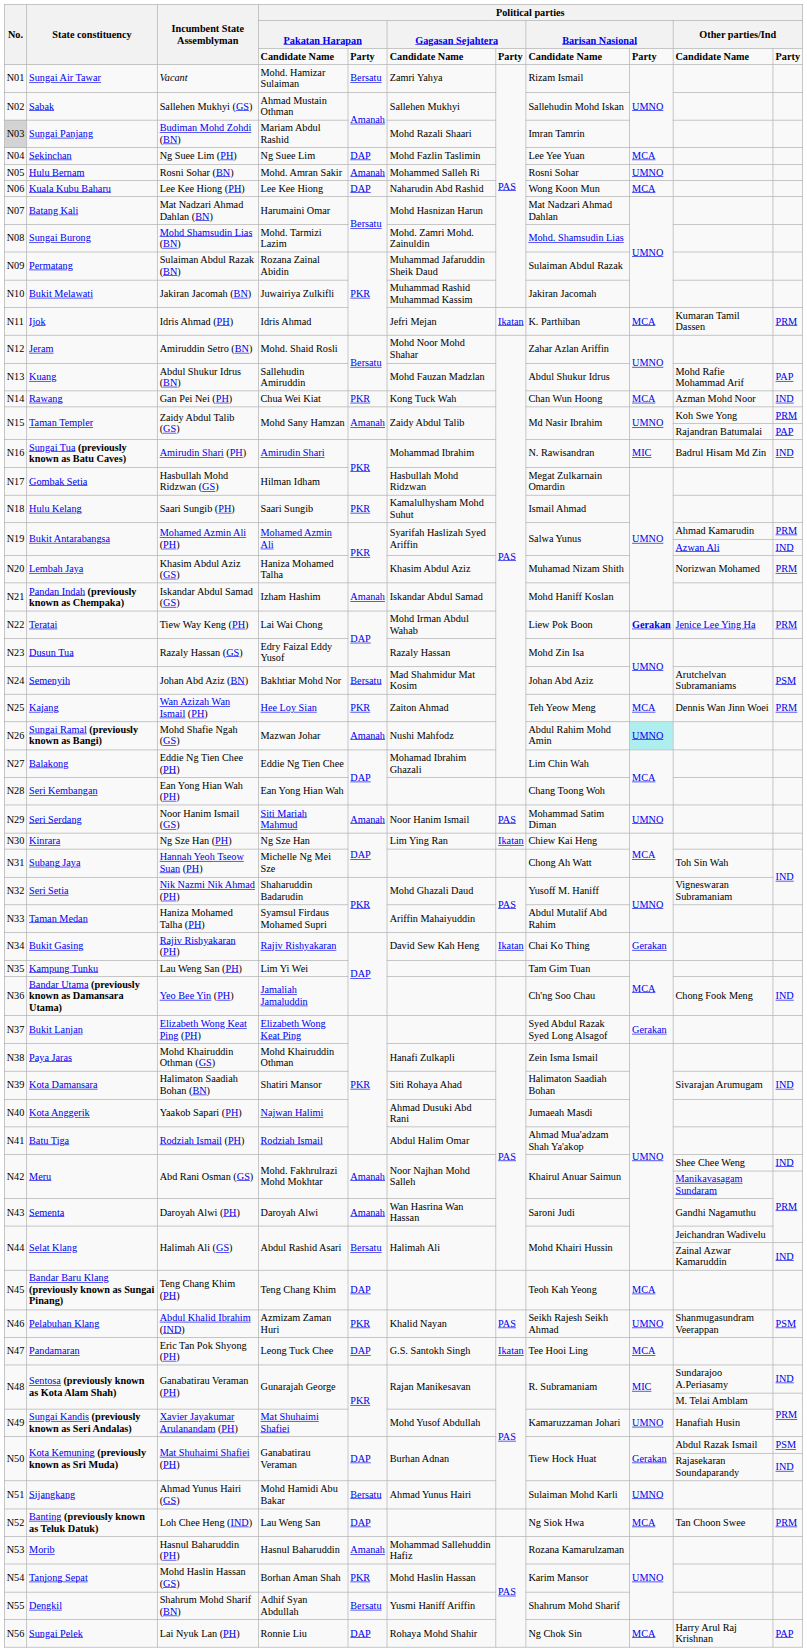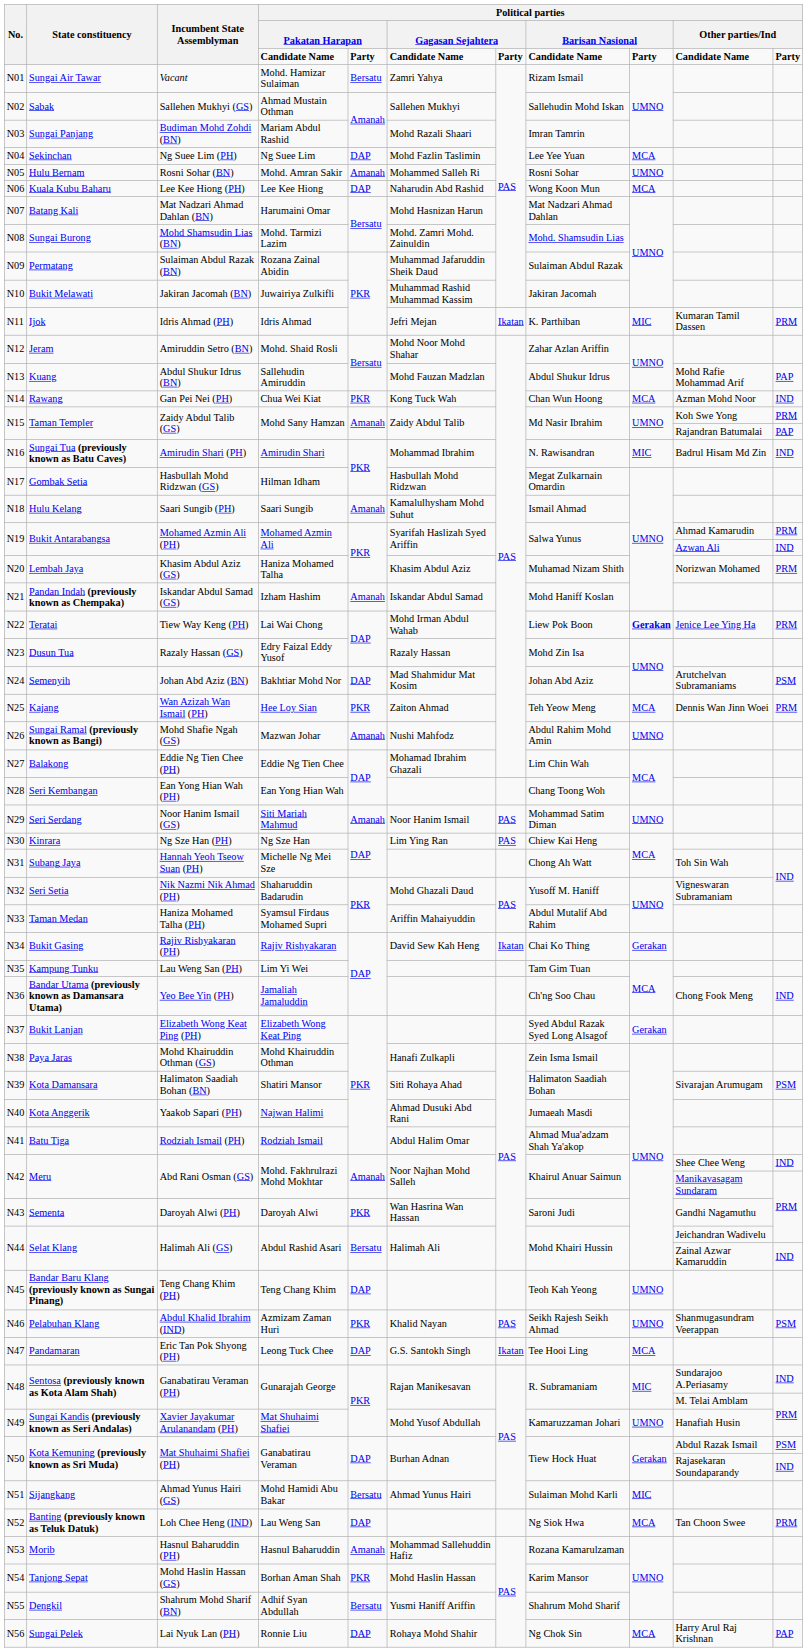(16, 134) lightgrey background -> (16, 134) no background
(644, 321) MCA -> (642, 321) MIC
(360, 509) PKR -> (368, 509) Amanah
(366, 680) Bersatu -> (361, 680) DAP
(648, 735) paleturquoise background -> (648, 735) no background
(511, 841) Ikatan -> (507, 841) PAS
(785, 1085) IND -> (786, 1085) PSM
(368, 1212) Amanah -> (360, 1212) PKR
(644, 1290) MCA -> (648, 1290) UMNO
(648, 1494) UMNO -> (642, 1494) MIC
